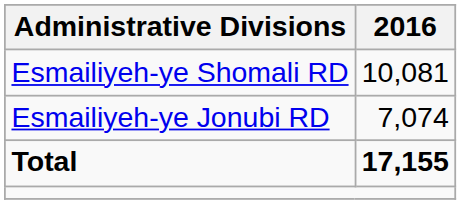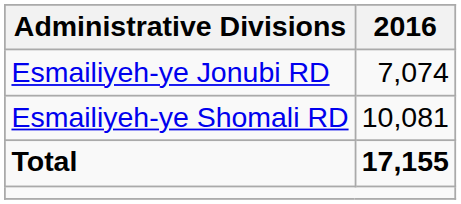rows swapped: (171, 117) <-> (180, 72)
